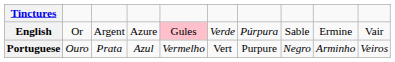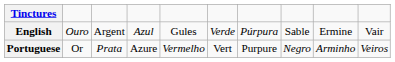(77, 31) Or -> (77, 31) Ouro
(144, 31) Azure -> (144, 31) Azul
(184, 31) pink background -> (184, 31) no background
(77, 48) Ouro -> (77, 48) Or
(144, 48) Azul -> (144, 48) Azure
